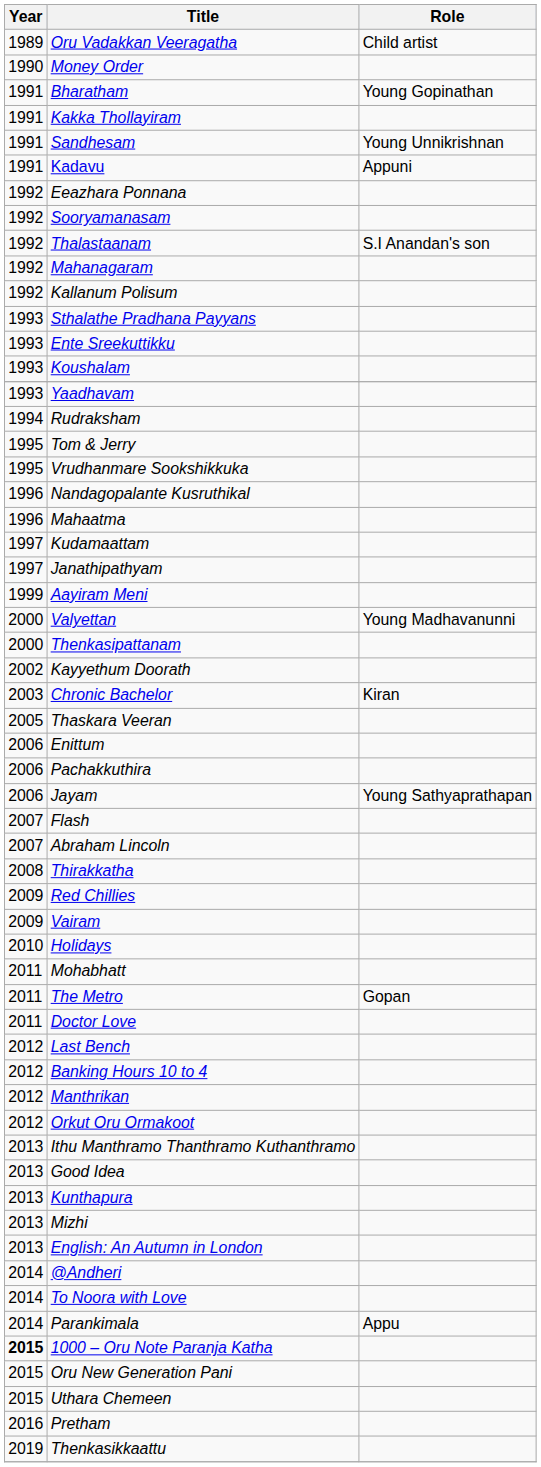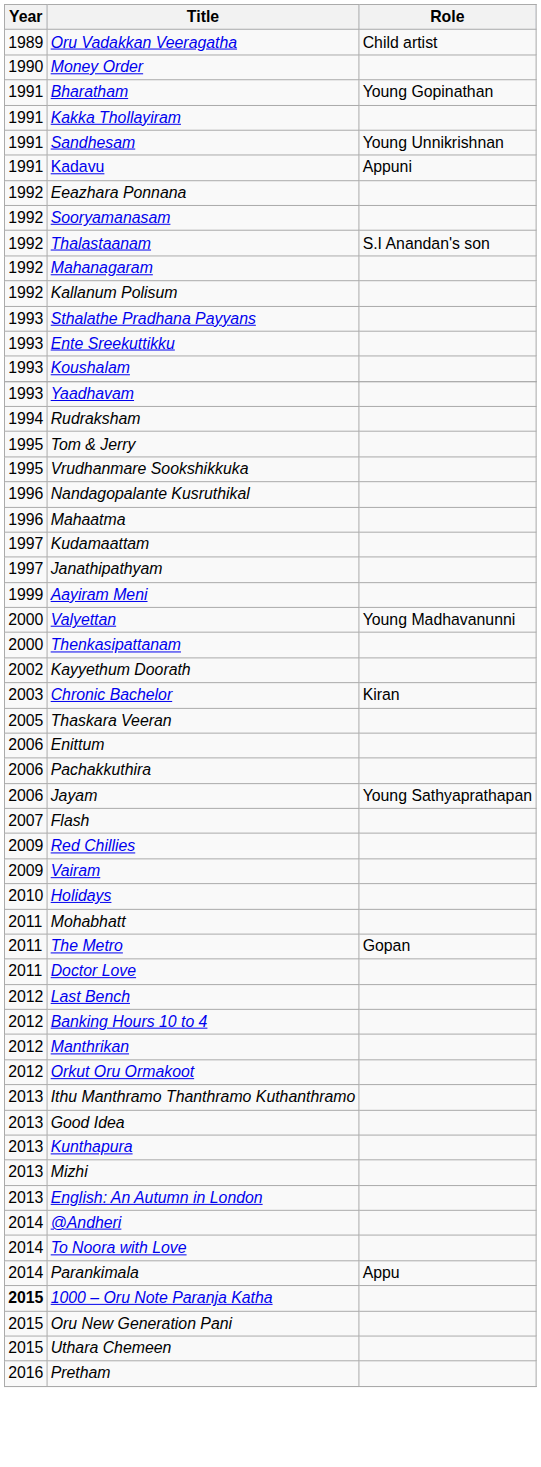- row: (110, 846)
- row: (92, 871)
- row: (108, 1448)
